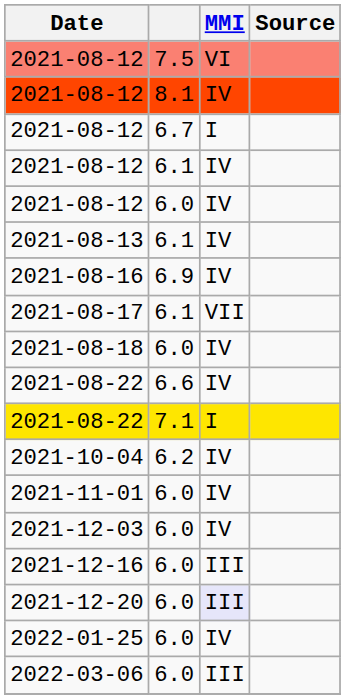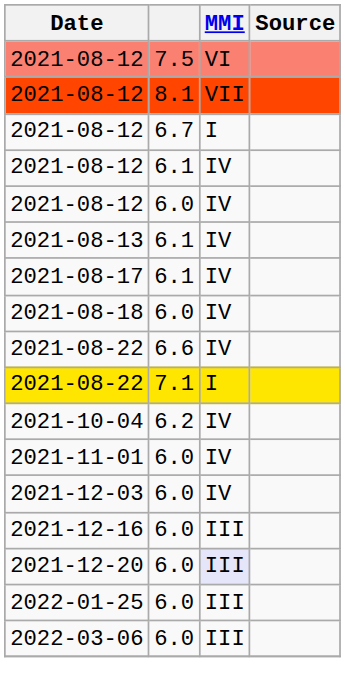(218, 95) IV -> (225, 95) VII
- row: (77, 277)
(225, 313) VII -> (218, 277) IV
(218, 639) IV -> (225, 603) III
